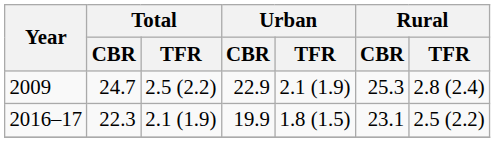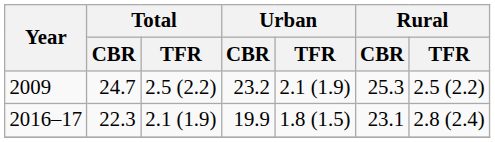(252, 86) 22.9 -> (252, 86) 23.2
(449, 86) 2.8 (2.4) -> (449, 86) 2.5 (2.2)
(449, 119) 2.5 (2.2) -> (449, 119) 2.8 (2.4)
